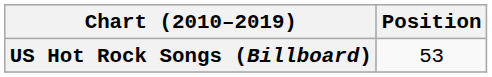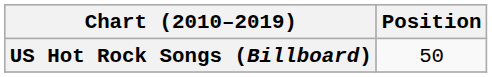(432, 56) 53 -> (432, 56) 50
